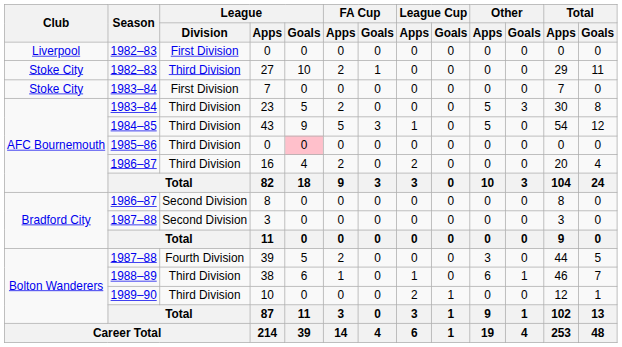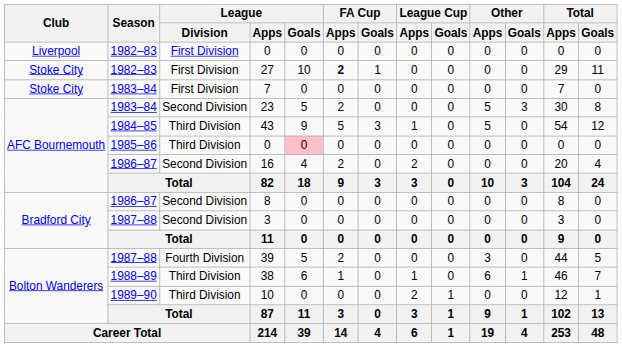(205, 70) Third Division -> (205, 70) First Division
(341, 70) normal -> (341, 70) bold
(205, 107) Third Division -> (205, 107) Second Division
(205, 164) Third Division -> (205, 164) Second Division
